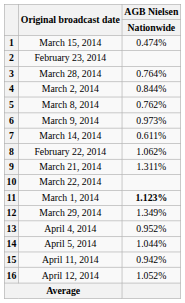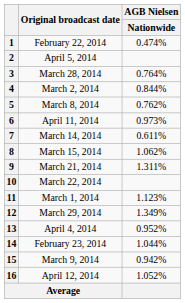(70, 43) March 15, 2014 -> (70, 43) February 22, 2014
(70, 58) February 23, 2014 -> (70, 58) April 5, 2014
(70, 120) March 9, 2014 -> (70, 120) April 11, 2014
(70, 151) February 22, 2014 -> (70, 151) March 15, 2014
(151, 197) bold -> (151, 197) normal
(70, 244) April 5, 2014 -> (70, 244) February 23, 2014
(70, 259) April 11, 2014 -> (70, 259) March 9, 2014
